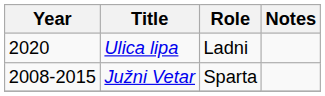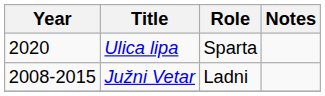(226, 47) Ladni -> (230, 47) Sparta
(230, 76) Sparta -> (226, 76) Ladni
